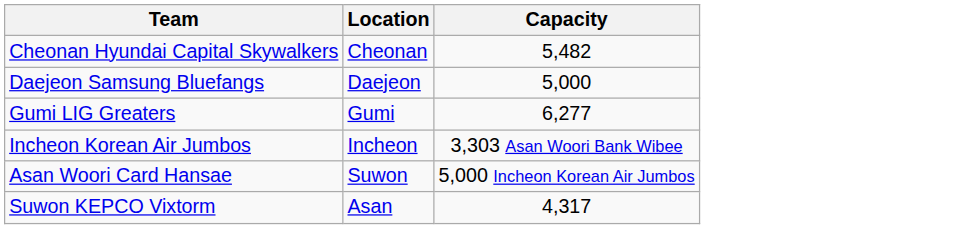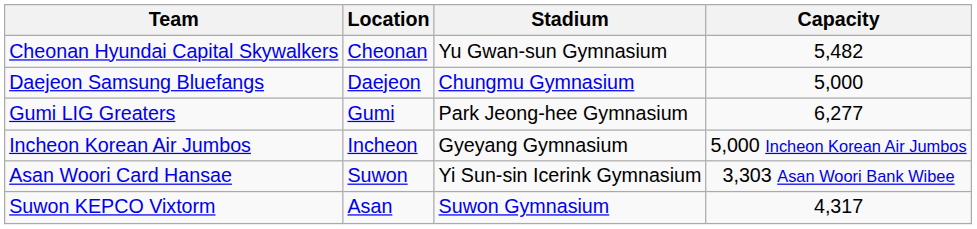+ column: (570, 20)
(567, 144) 3,303 Asan Woori Bank Wibee -> (839, 144) 5,000 Incheon Korean Air Jumbos
(567, 176) 5,000 Incheon Korean Air Jumbos -> (839, 176) 3,303 Asan Woori Bank Wibee
